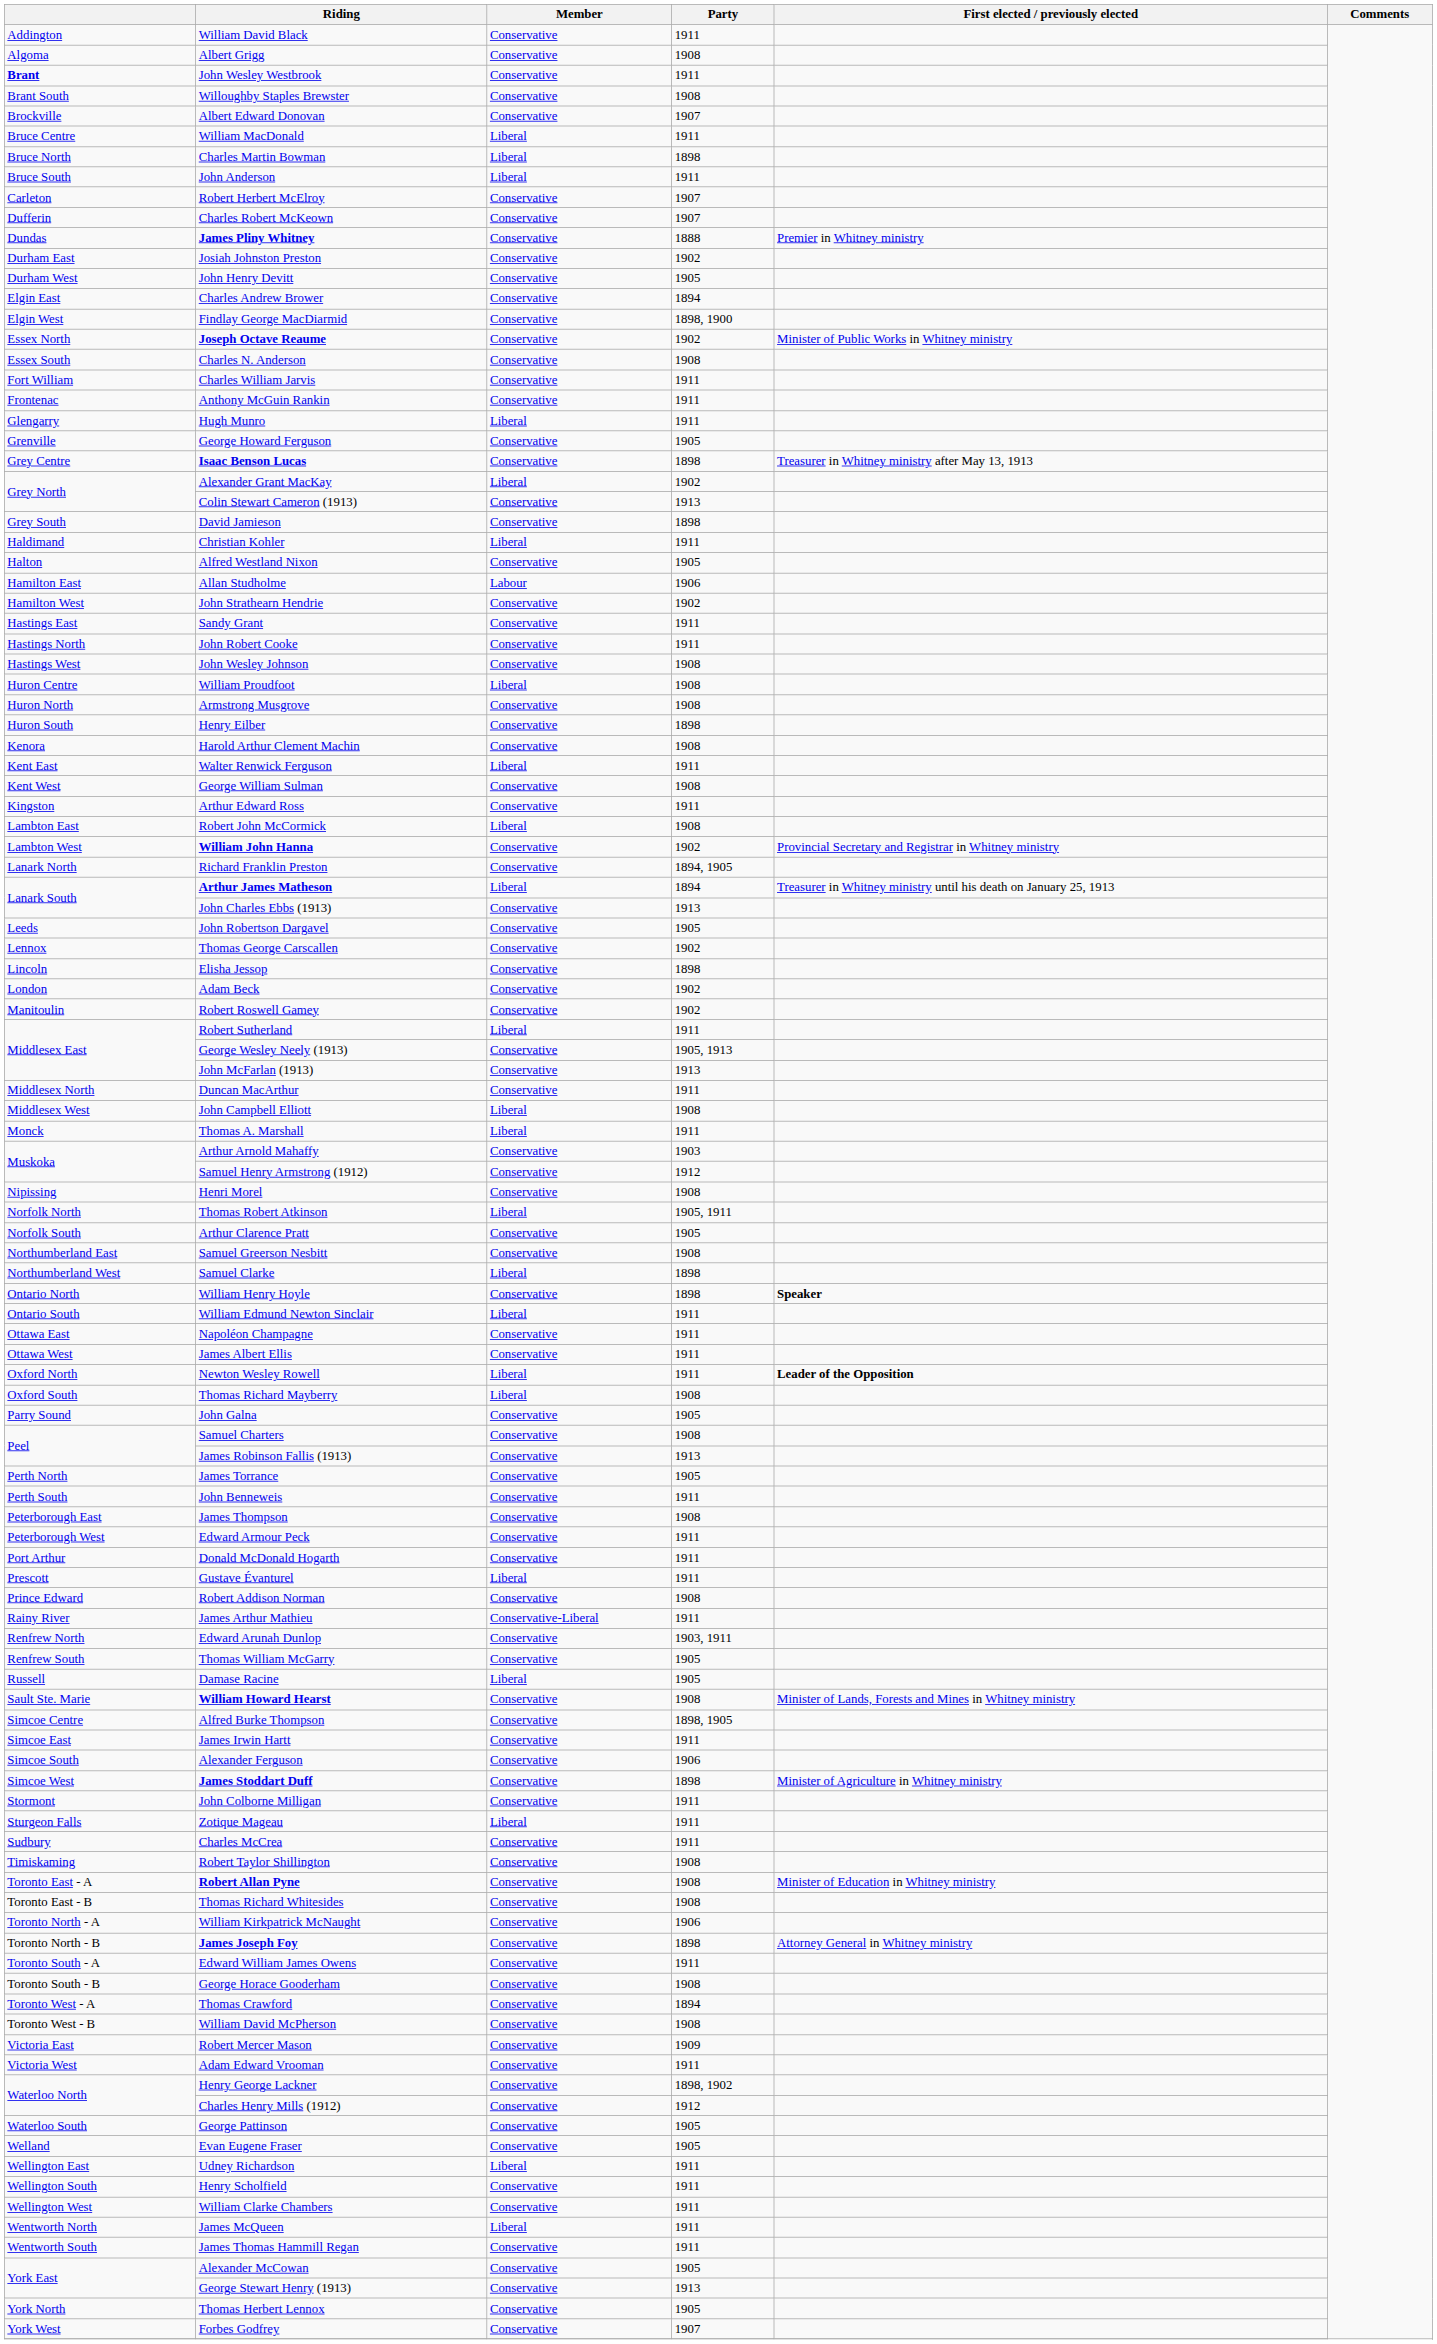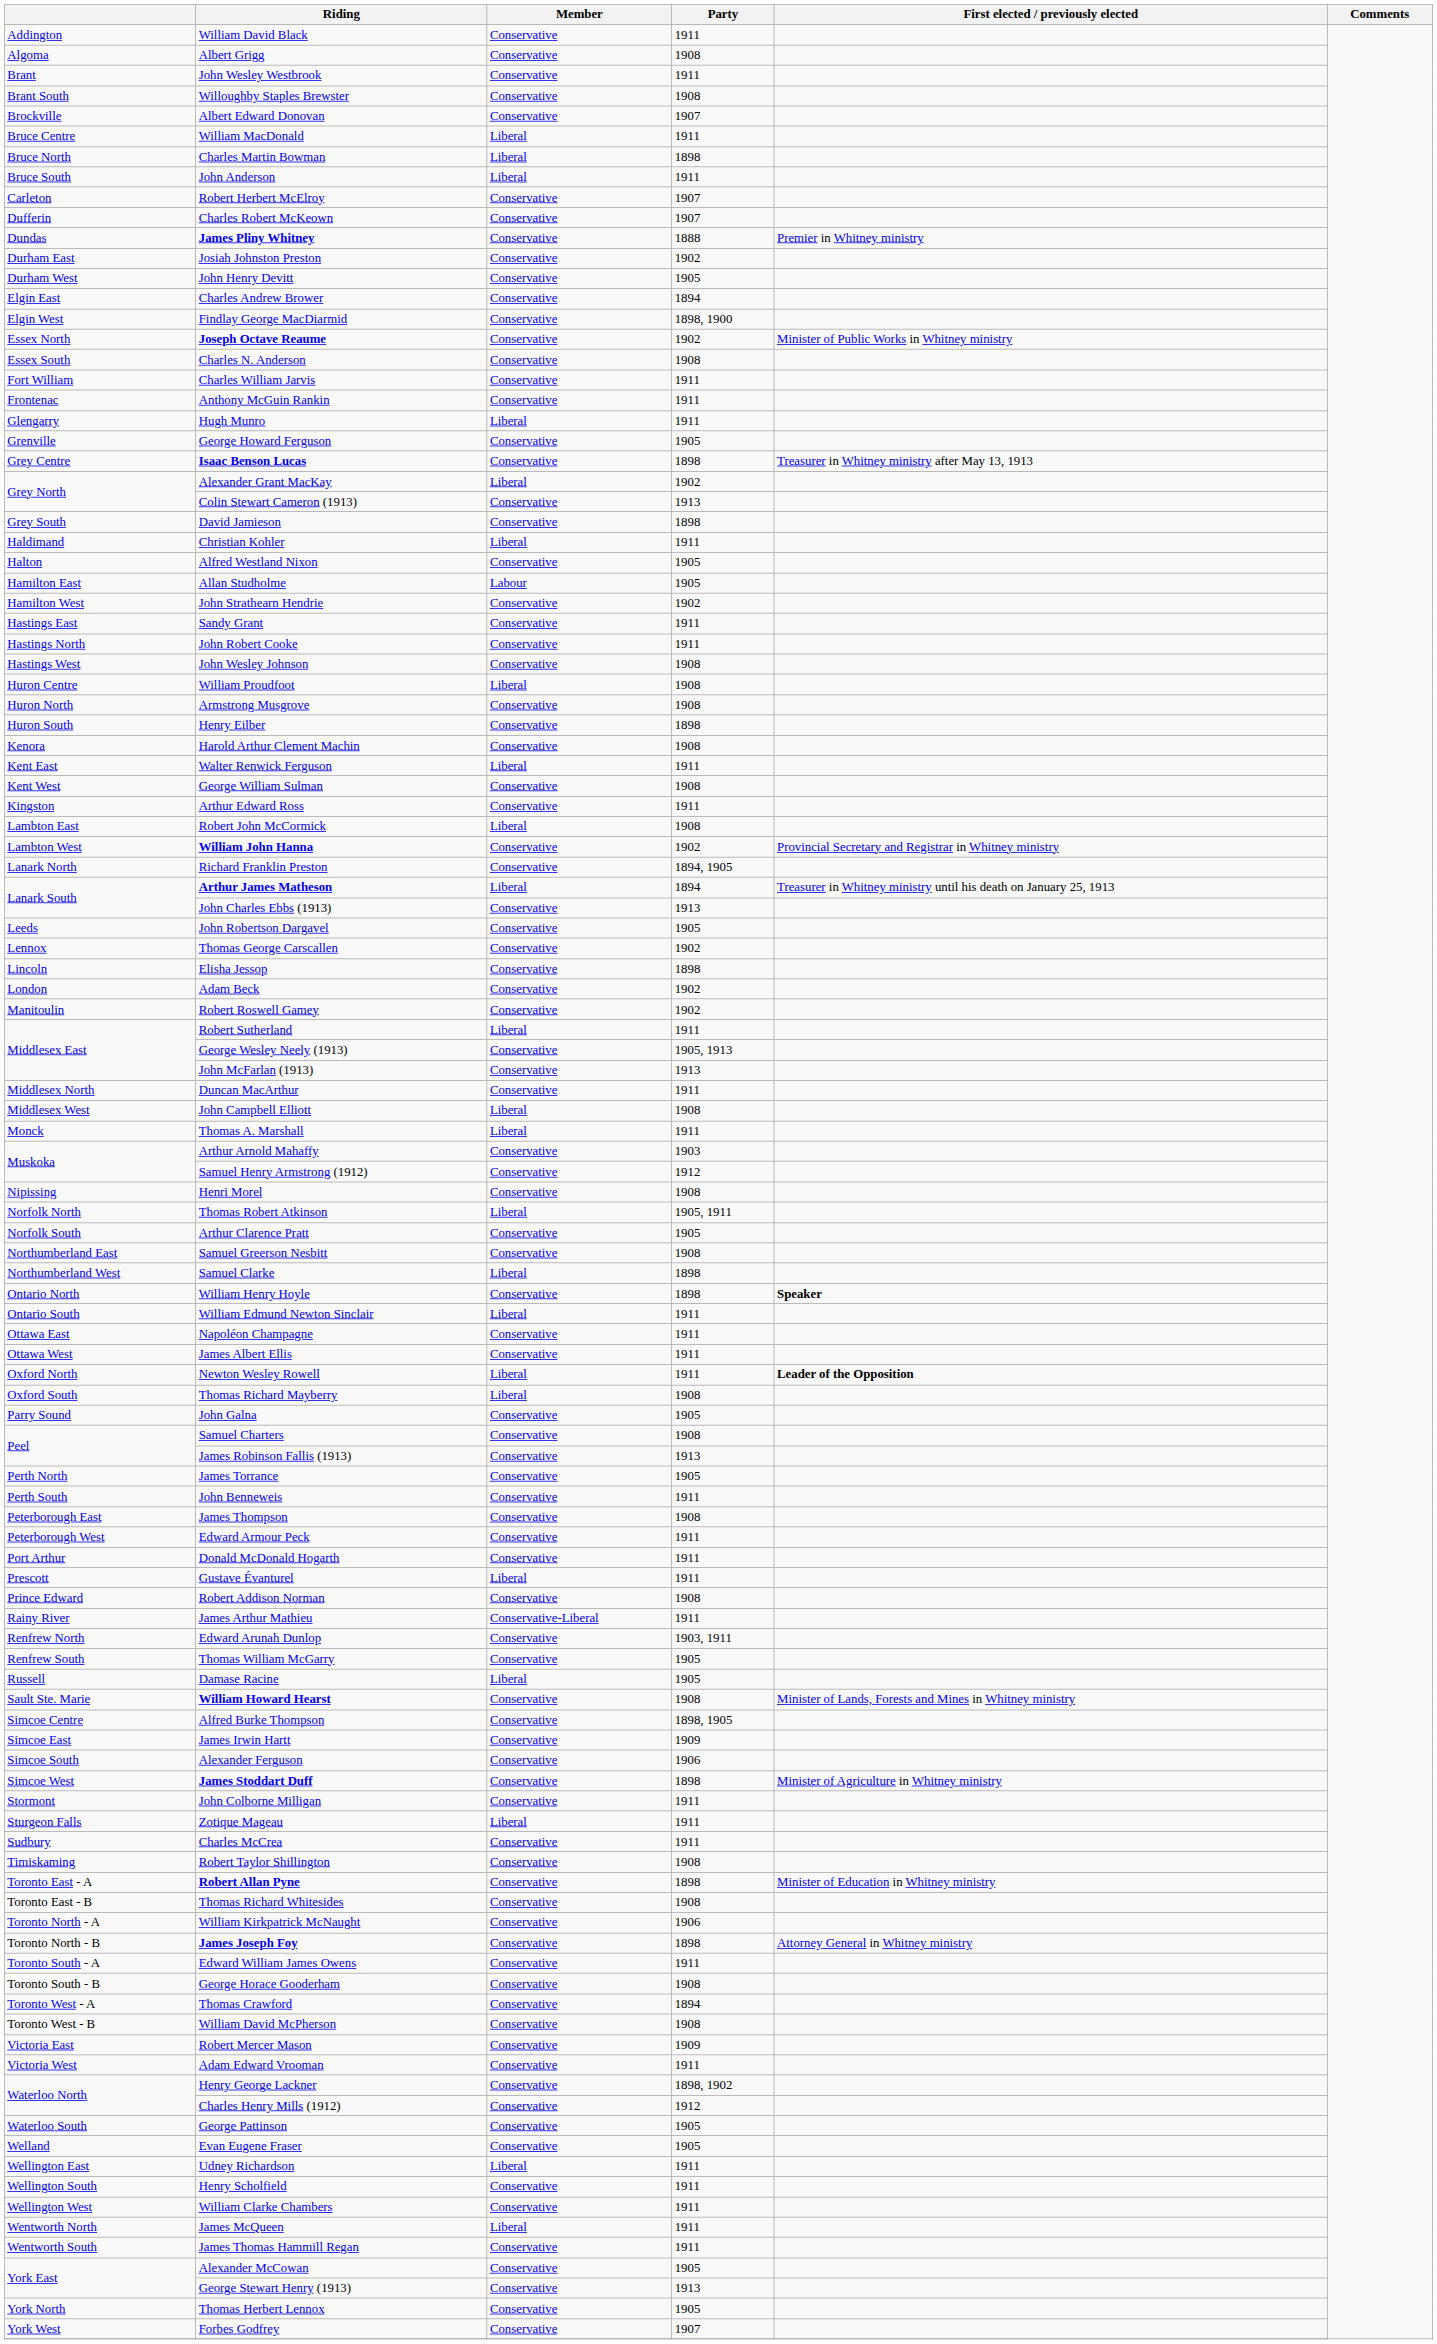(23, 75) bold -> (22, 75) normal
(688, 583) 1906 -> (688, 583) 1905
(687, 1740) 1911 -> (688, 1740) 1909
(688, 1882) 1908 -> (688, 1882) 1898
